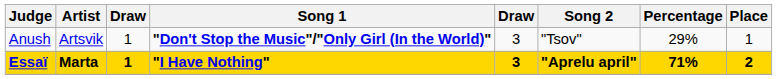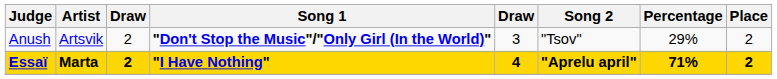(128, 39) 1 -> (128, 39) 2
(749, 39) 1 -> (749, 39) 2
(128, 62) 1 -> (128, 62) 2
(516, 62) 3 -> (516, 62) 4
